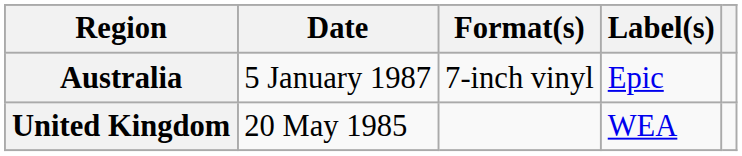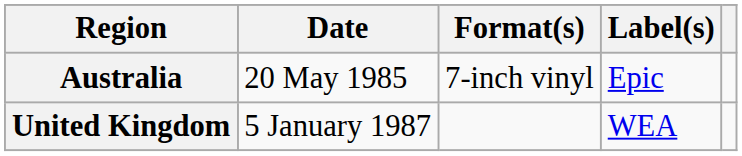(338, 77) 5 January 1987 -> (326, 77) 20 May 1985
(326, 125) 20 May 1985 -> (338, 125) 5 January 1987
